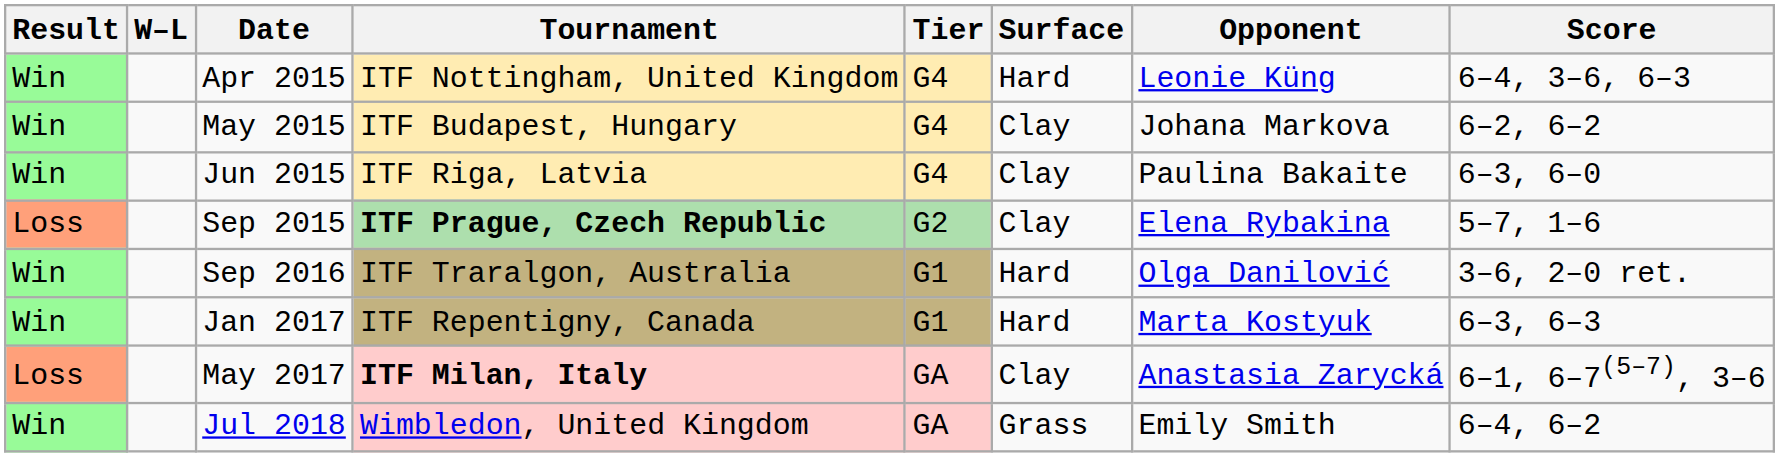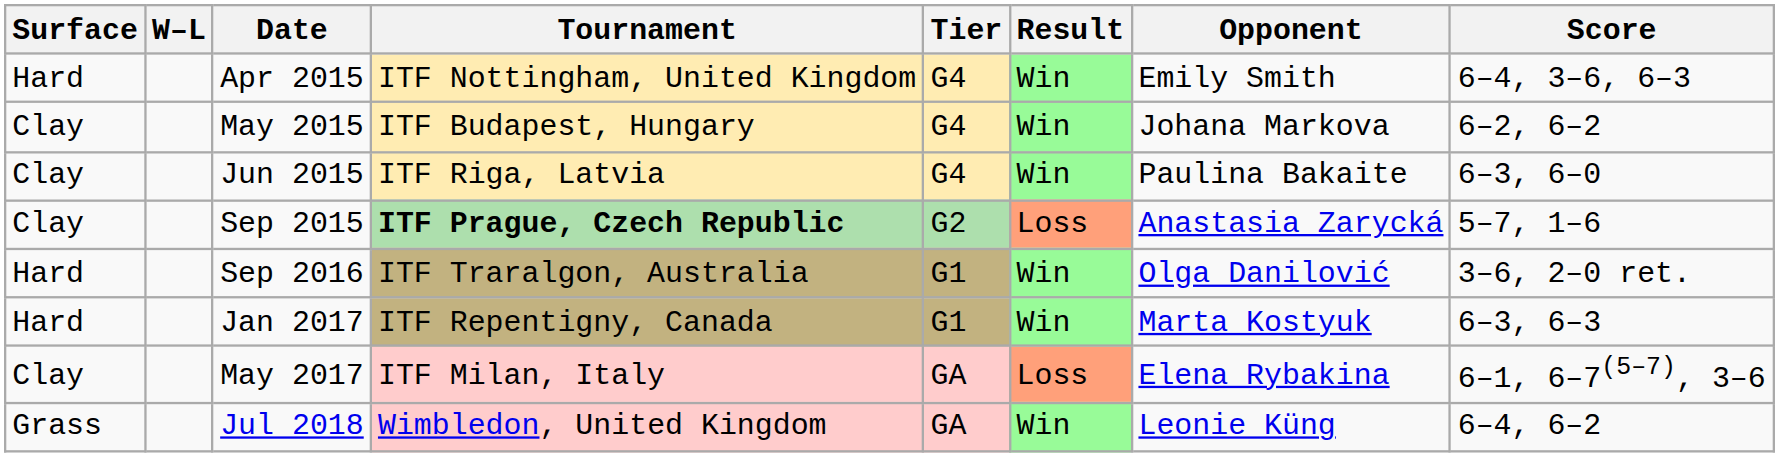columns swapped: (66, 30) <-> (1061, 30)
(1237, 78) Leonie Küng -> (1237, 78) Emily Smith
(1264, 224) Elena Rybakina -> (1291, 224) Anastasia Zarycká
(504, 374) bold -> (522, 374) normal
(1291, 374) Anastasia Zarycká -> (1264, 374) Elena Rybakina
(1237, 427) Emily Smith -> (1237, 427) Leonie Küng
